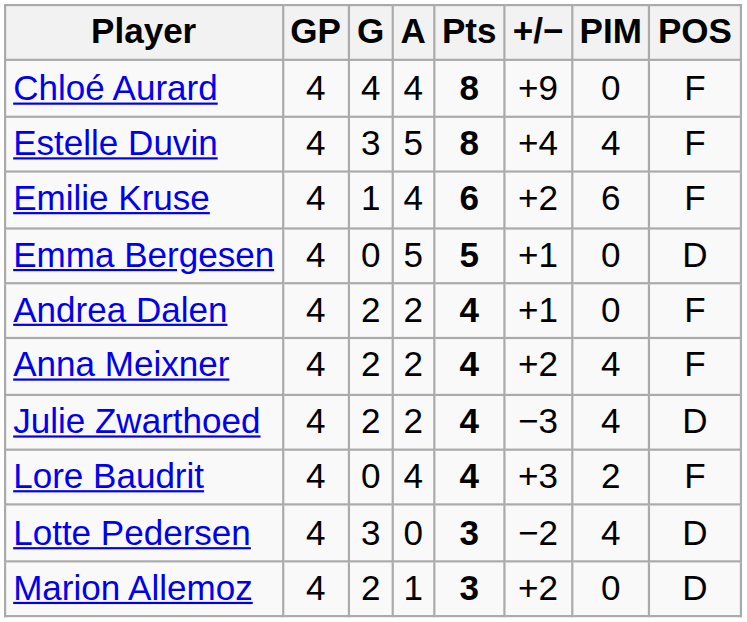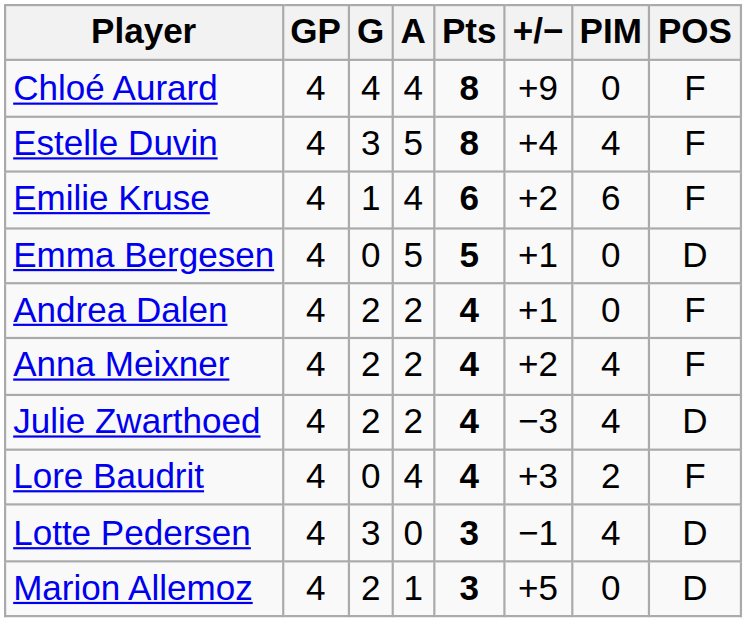(538, 532) −2 -> (538, 532) −1
(538, 587) +2 -> (538, 587) +5
